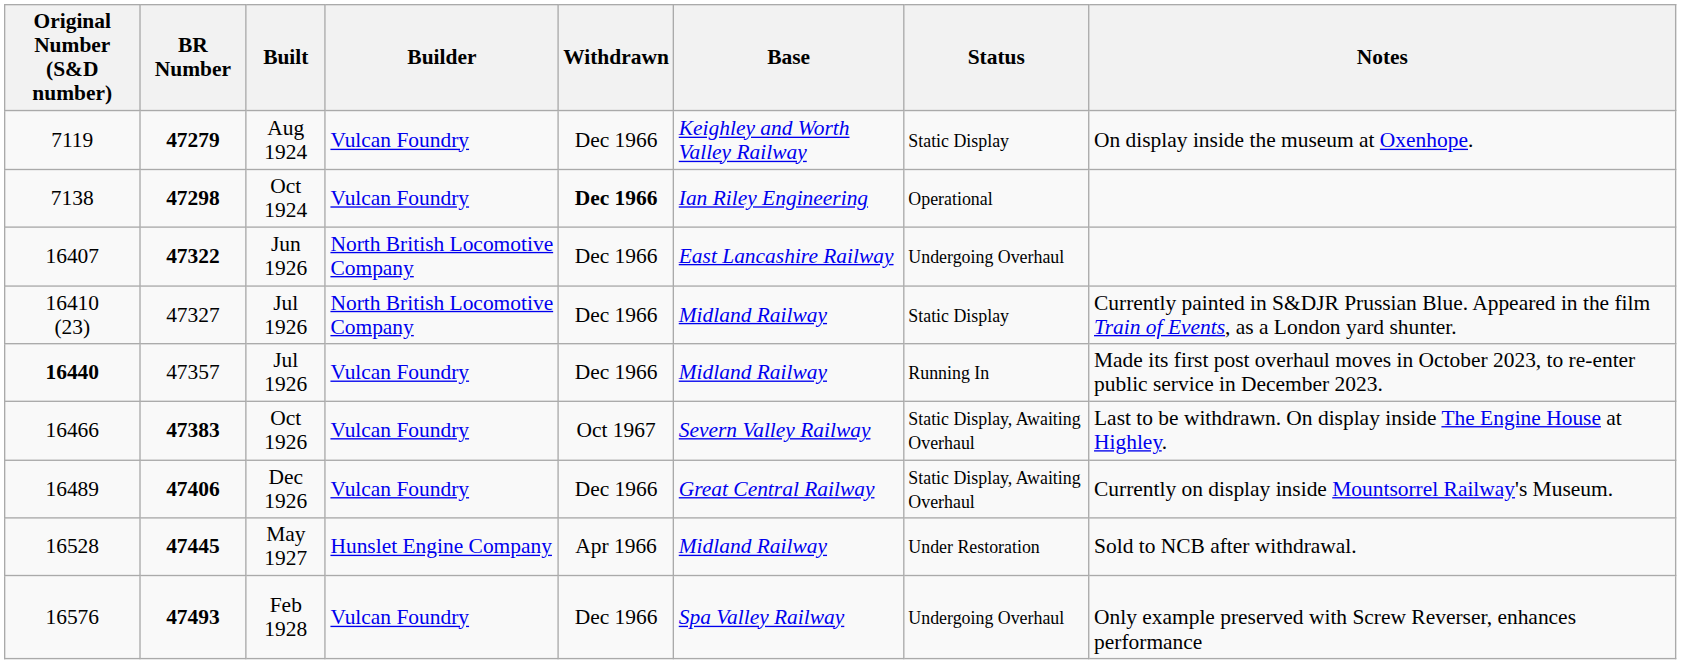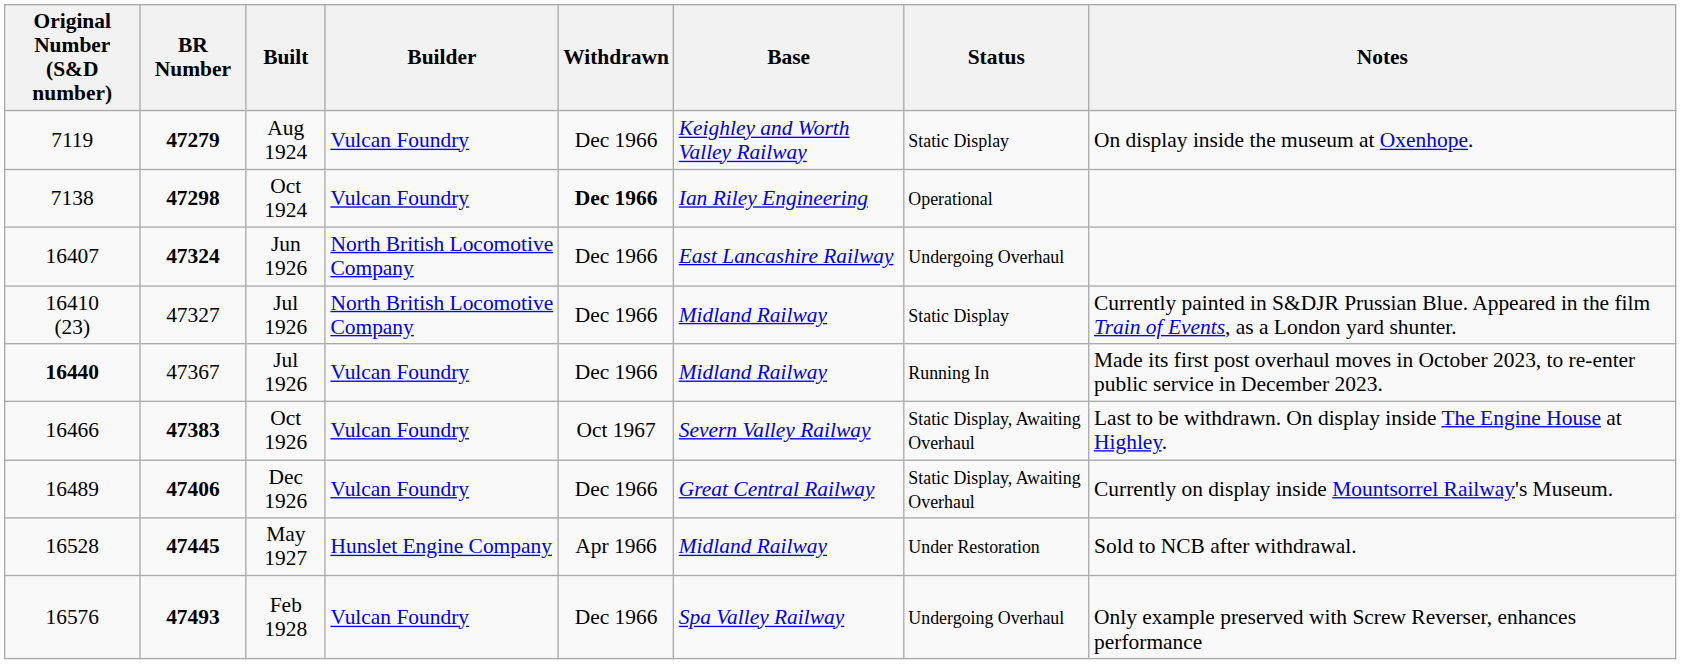(193, 256) 47322 -> (193, 256) 47324
(193, 372) 47357 -> (193, 372) 47367
